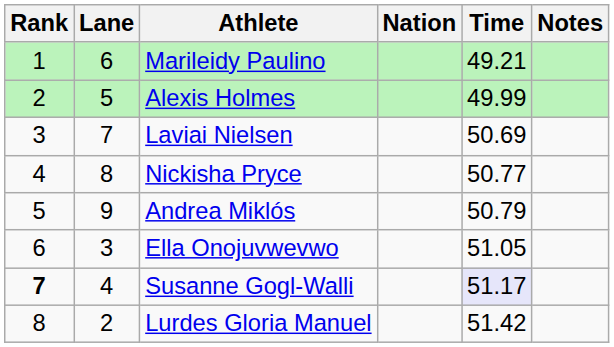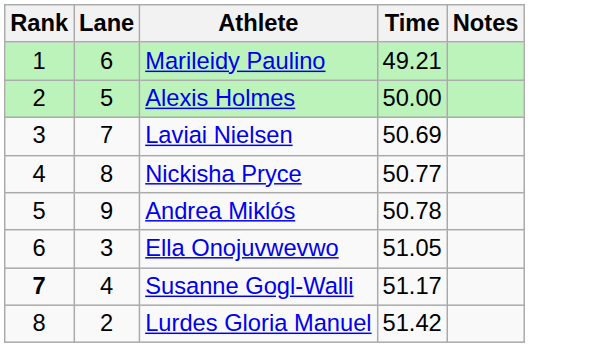- column: (419, 23)
(497, 98) 49.99 -> (412, 98) 50.00
(497, 211) 50.79 -> (412, 211) 50.78
(497, 286) lavender background -> (412, 286) no background
